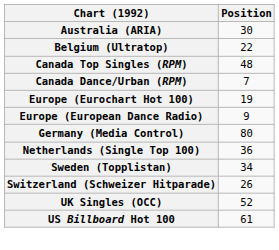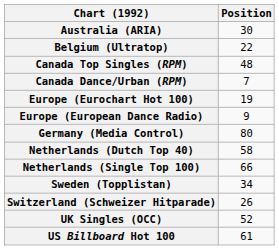+ row: (112, 150)
(246, 150) 36 -> (246, 167) 66
